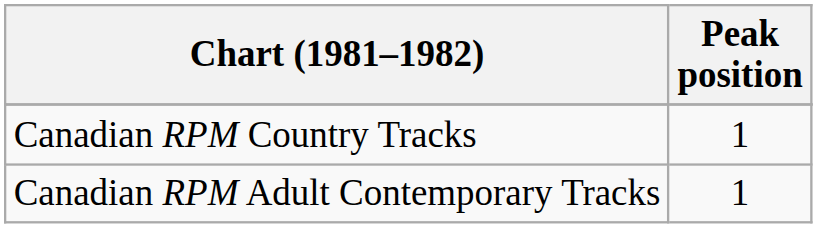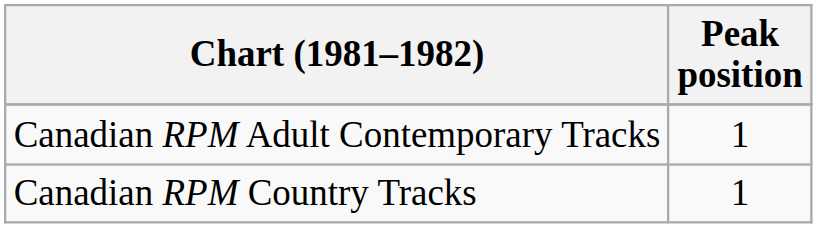rows swapped: (337, 192) <-> (245, 134)
